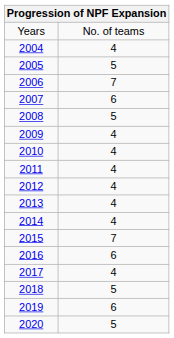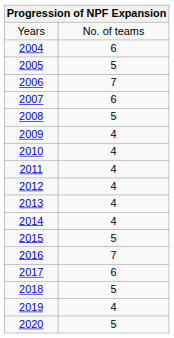(114, 48) 4 -> (114, 48) 6
(114, 238) 7 -> (114, 238) 5
(114, 255) 6 -> (114, 255) 7
(114, 272) 4 -> (114, 272) 6
(114, 307) 6 -> (114, 307) 4
